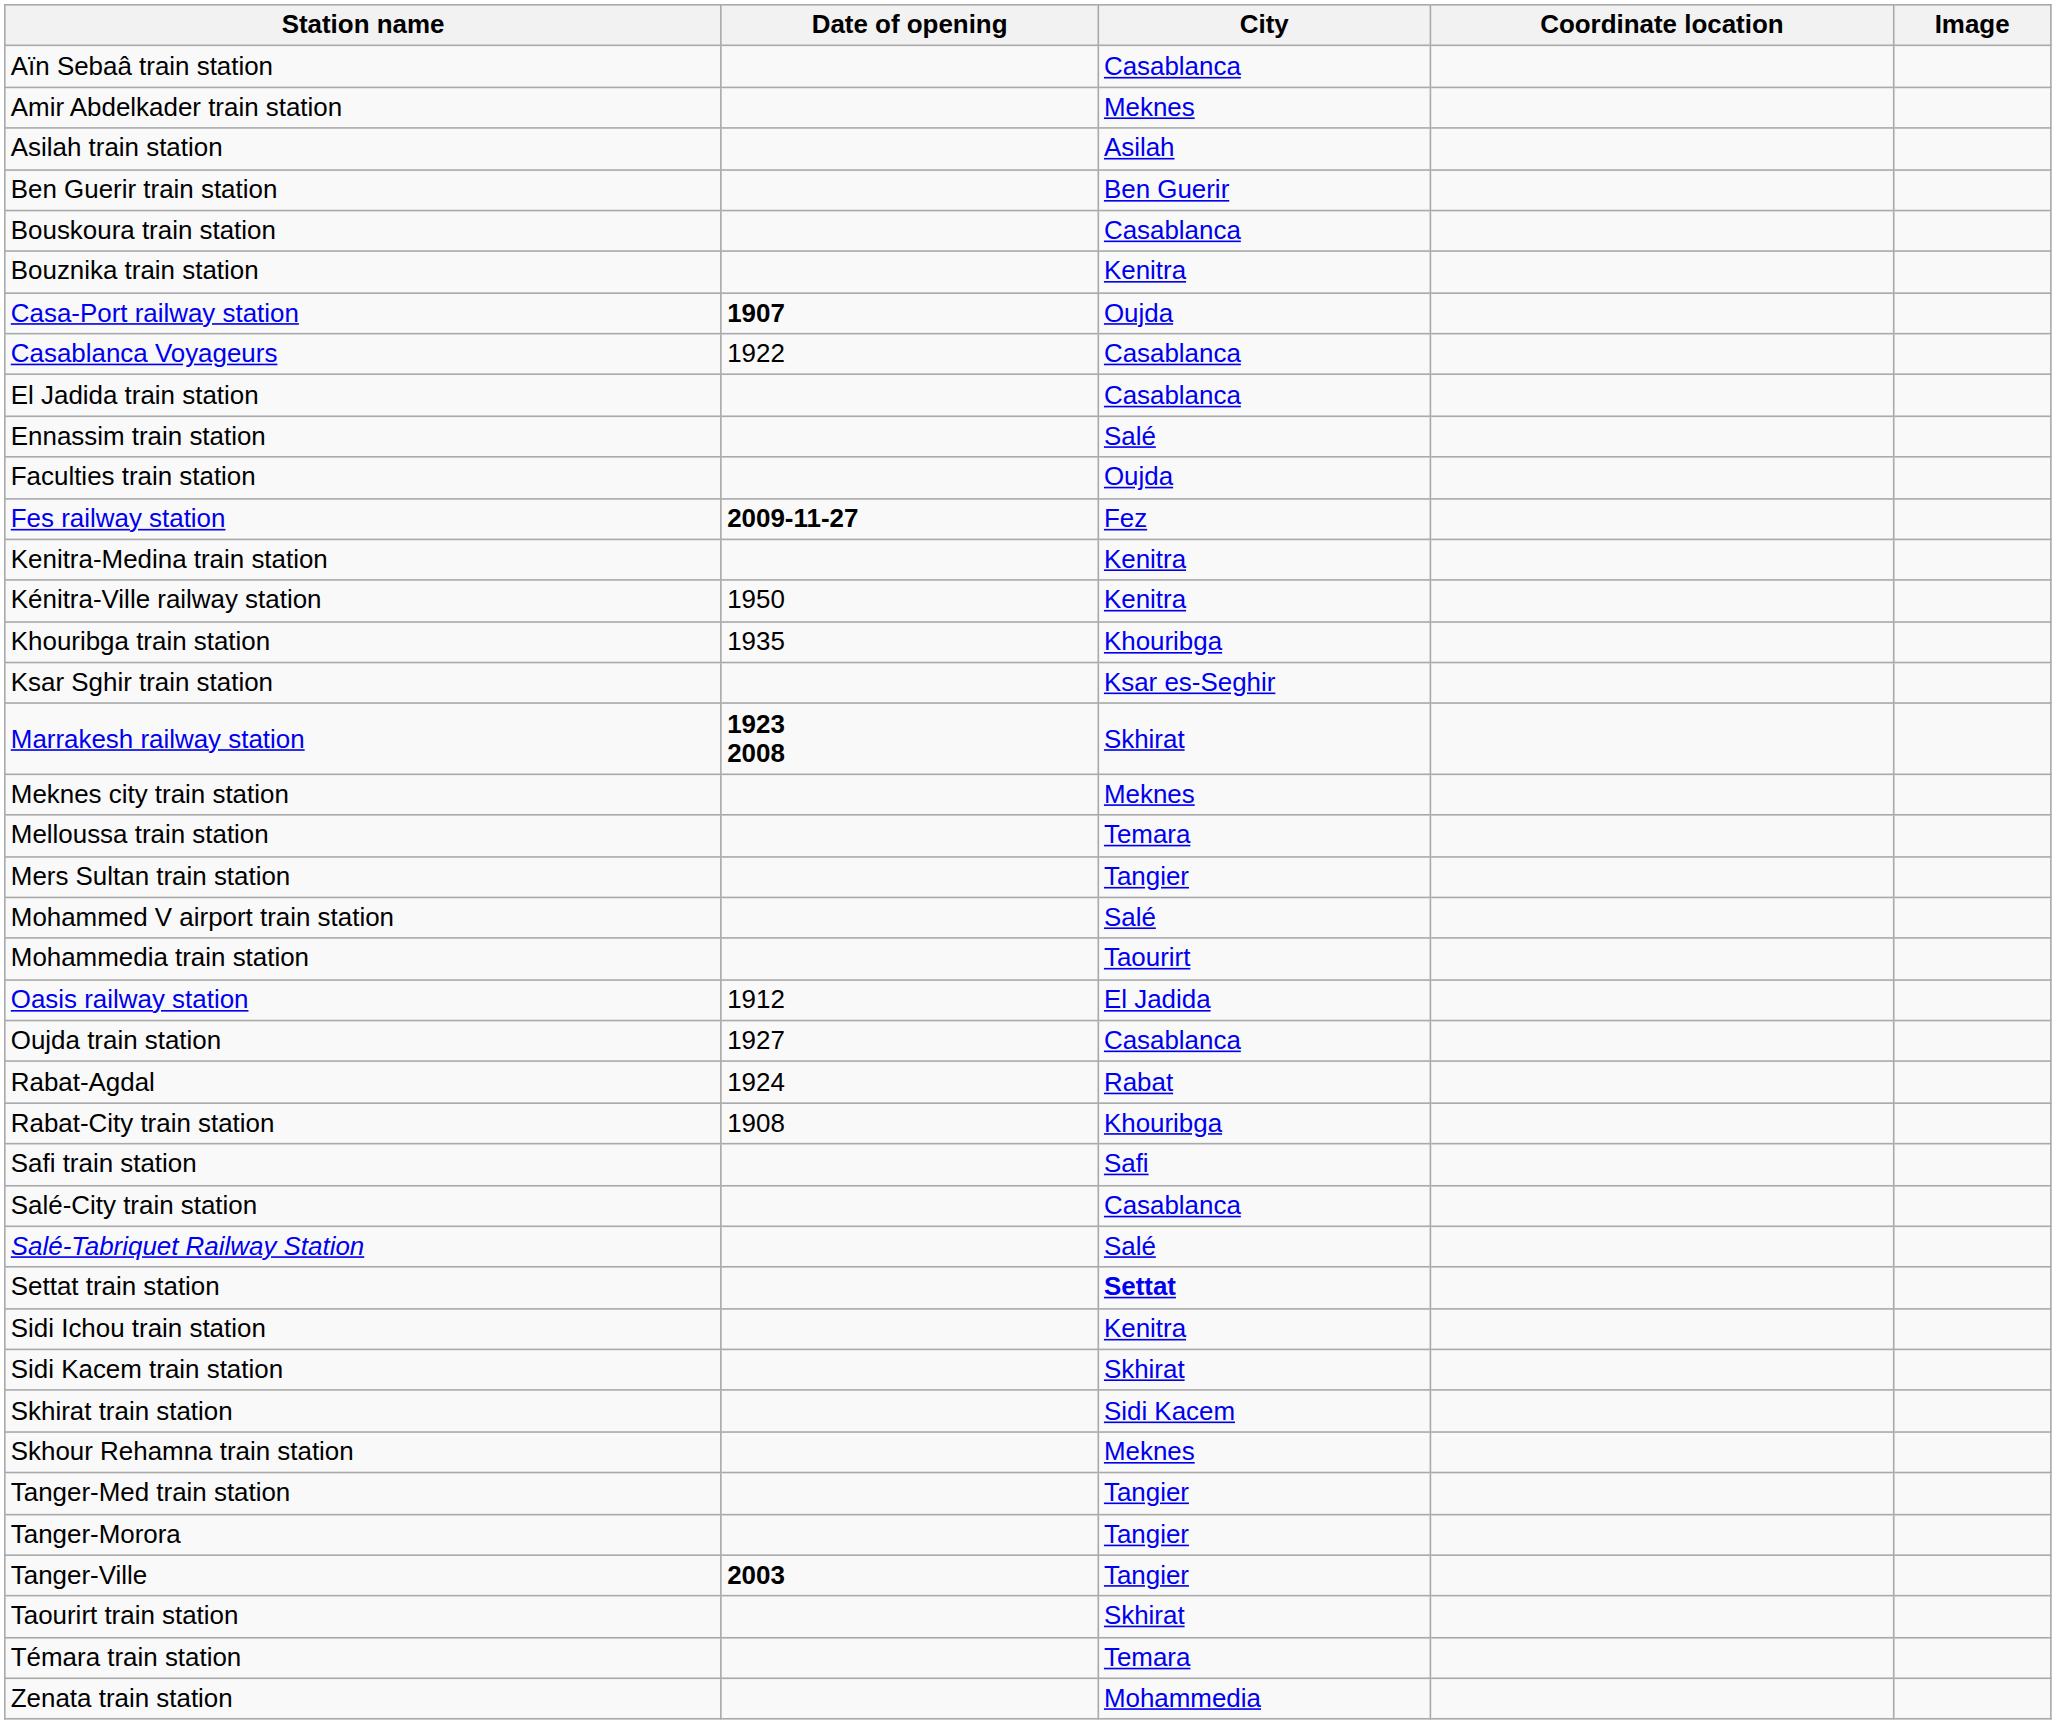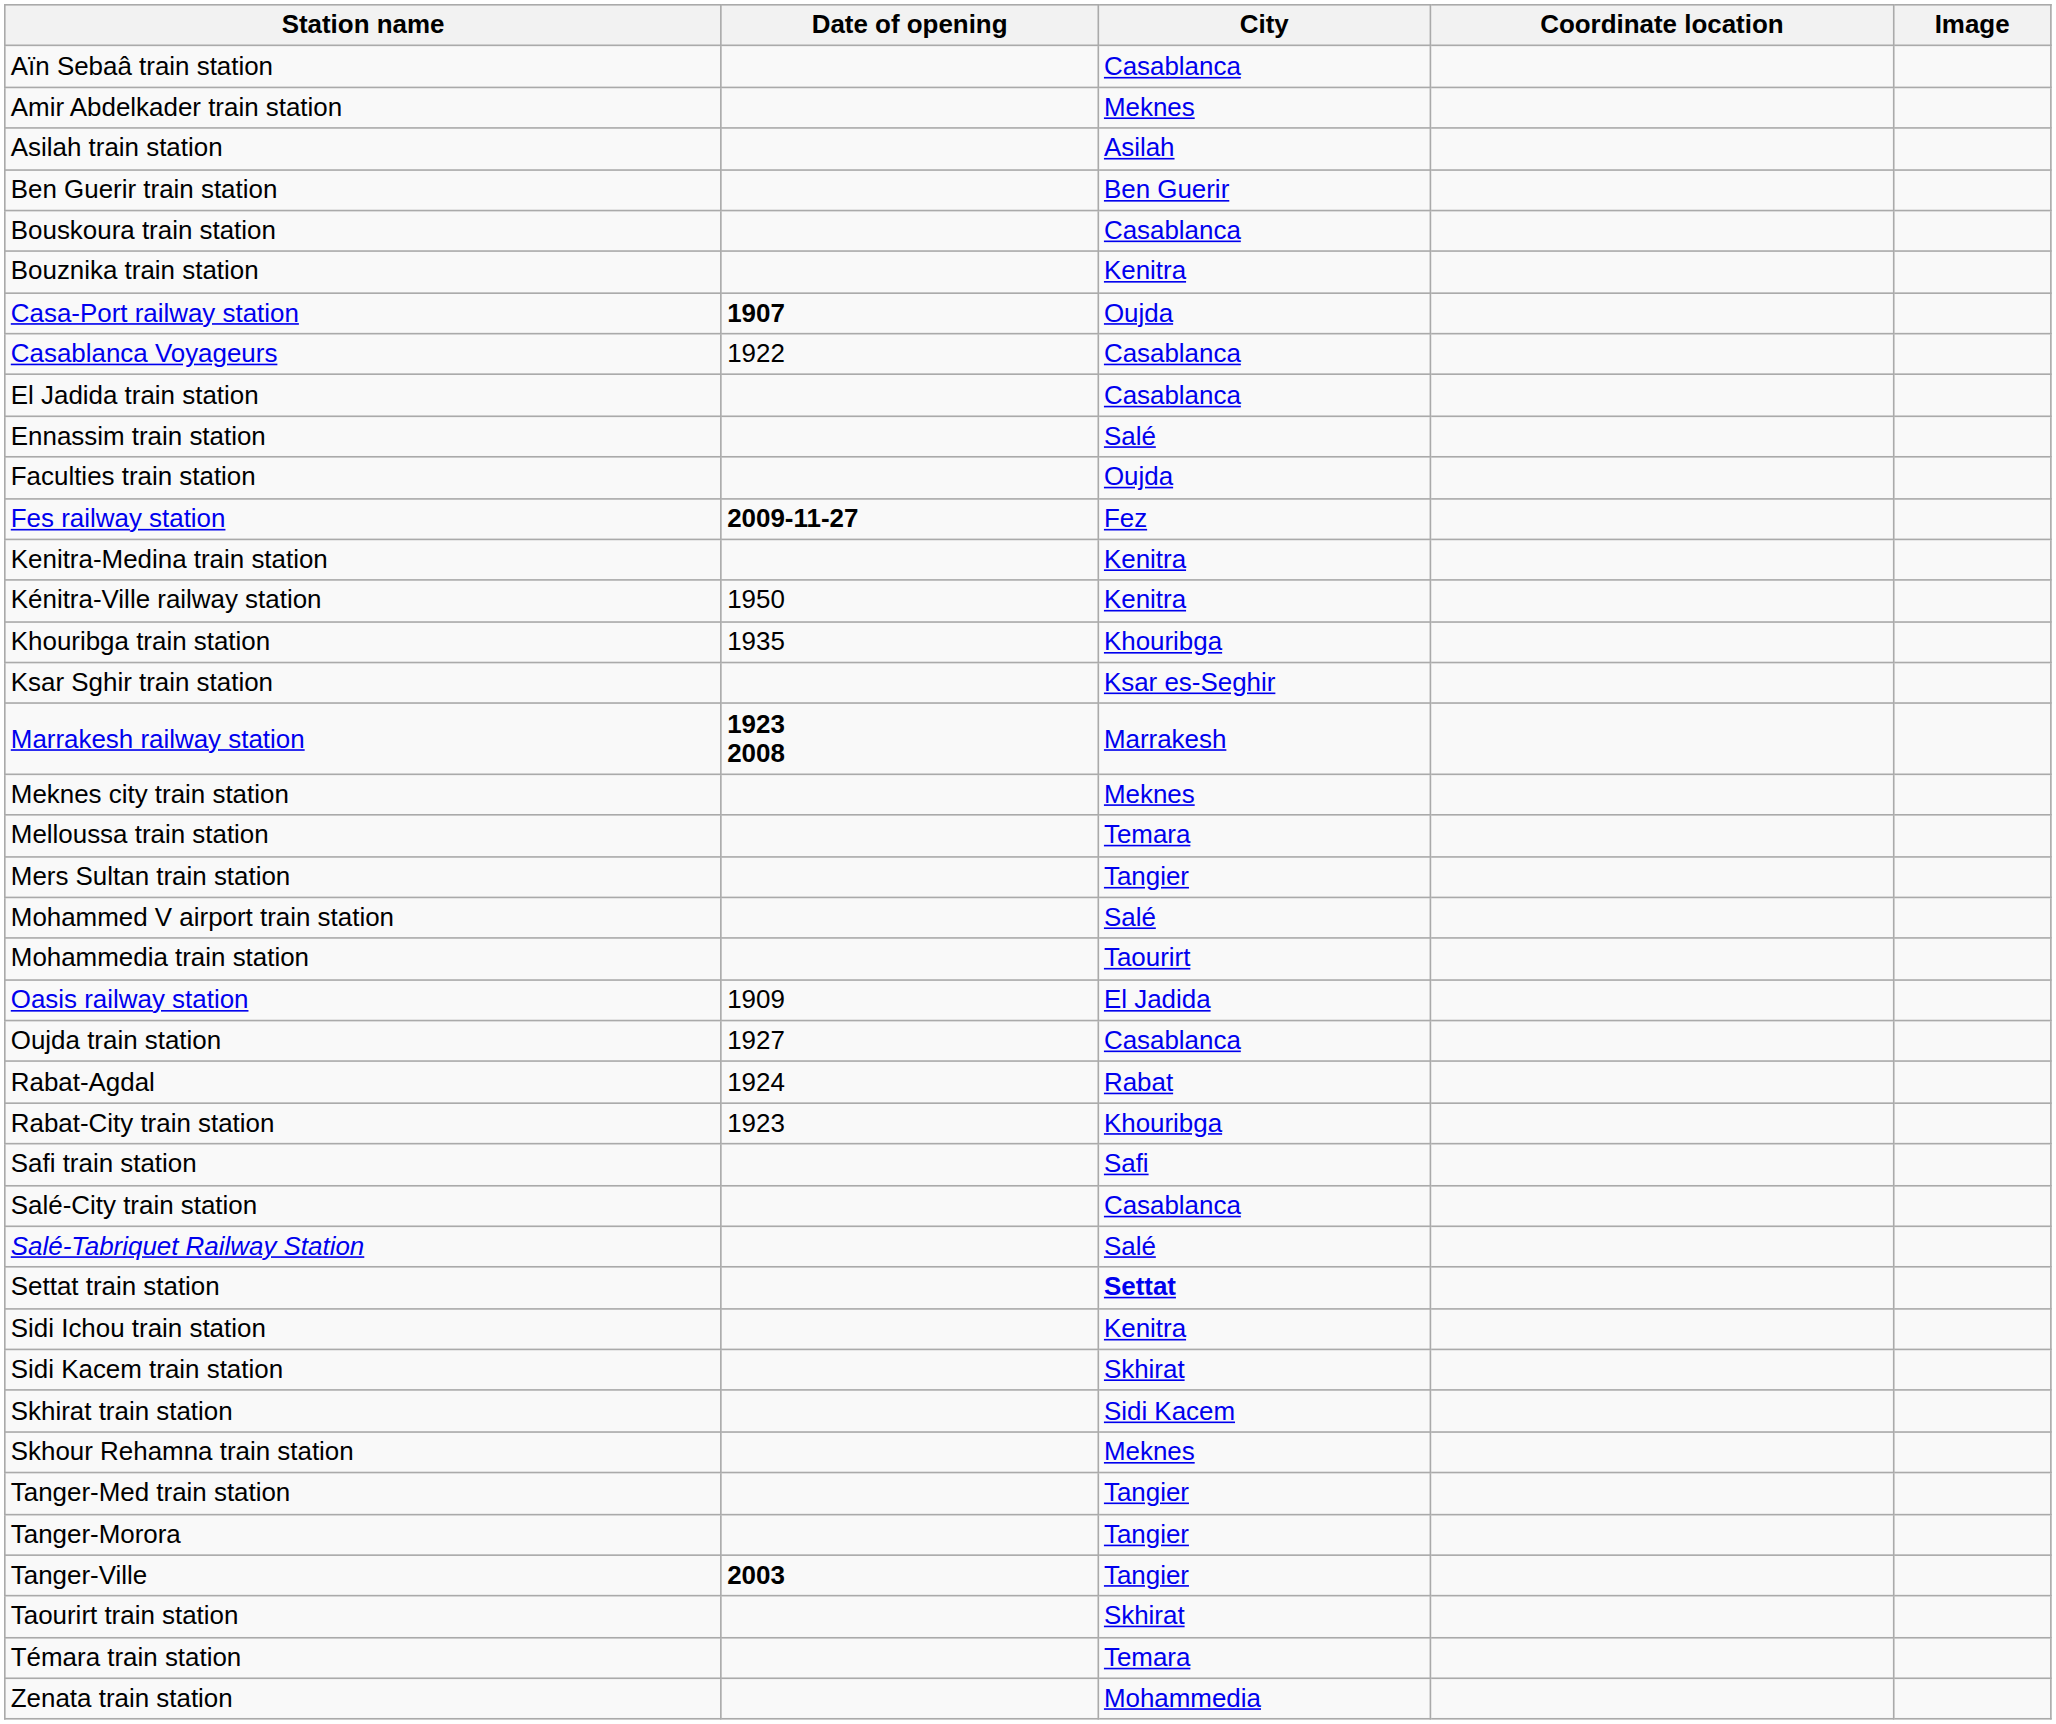(1144, 738) Skhirat -> (1165, 738) Marrakesh
(756, 999) 1912 -> (756, 999) 1909
(756, 1123) 1908 -> (756, 1123) 1923
